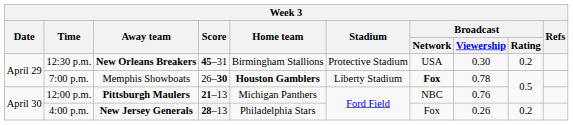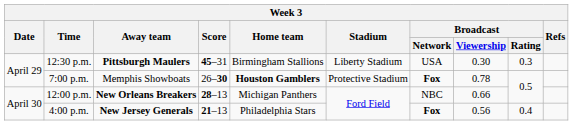(146, 62) New Orleans Breakers -> (146, 62) Pittsburgh Maulers
(368, 62) Protective Stadium -> (368, 62) Liberty Stadium
(526, 62) 0.2 -> (526, 62) 0.3
(368, 78) Liberty Stadium -> (368, 78) Protective Stadium
(146, 95) Pittsburgh Maulers -> (146, 95) New Orleans Breakers
(214, 95) 21–13 -> (214, 95) 28–13
(481, 95) 0.76 -> (481, 95) 0.66
(214, 111) 28–13 -> (214, 111) 21–13
(432, 111) normal -> (432, 111) bold
(481, 111) 0.26 -> (481, 111) 0.56
(526, 111) 0.2 -> (526, 111) 0.4
